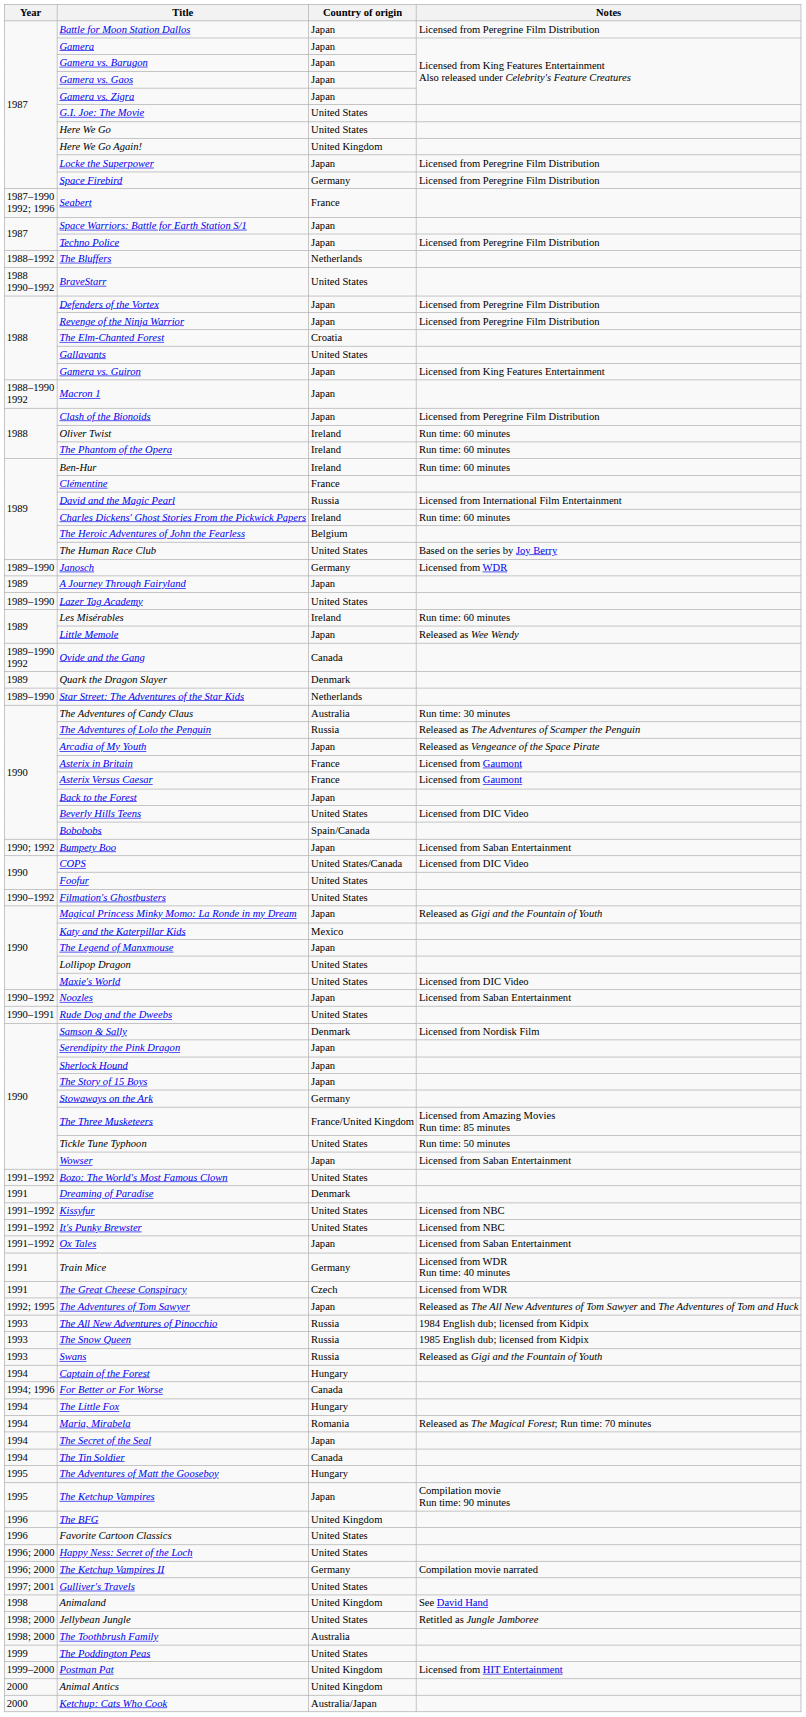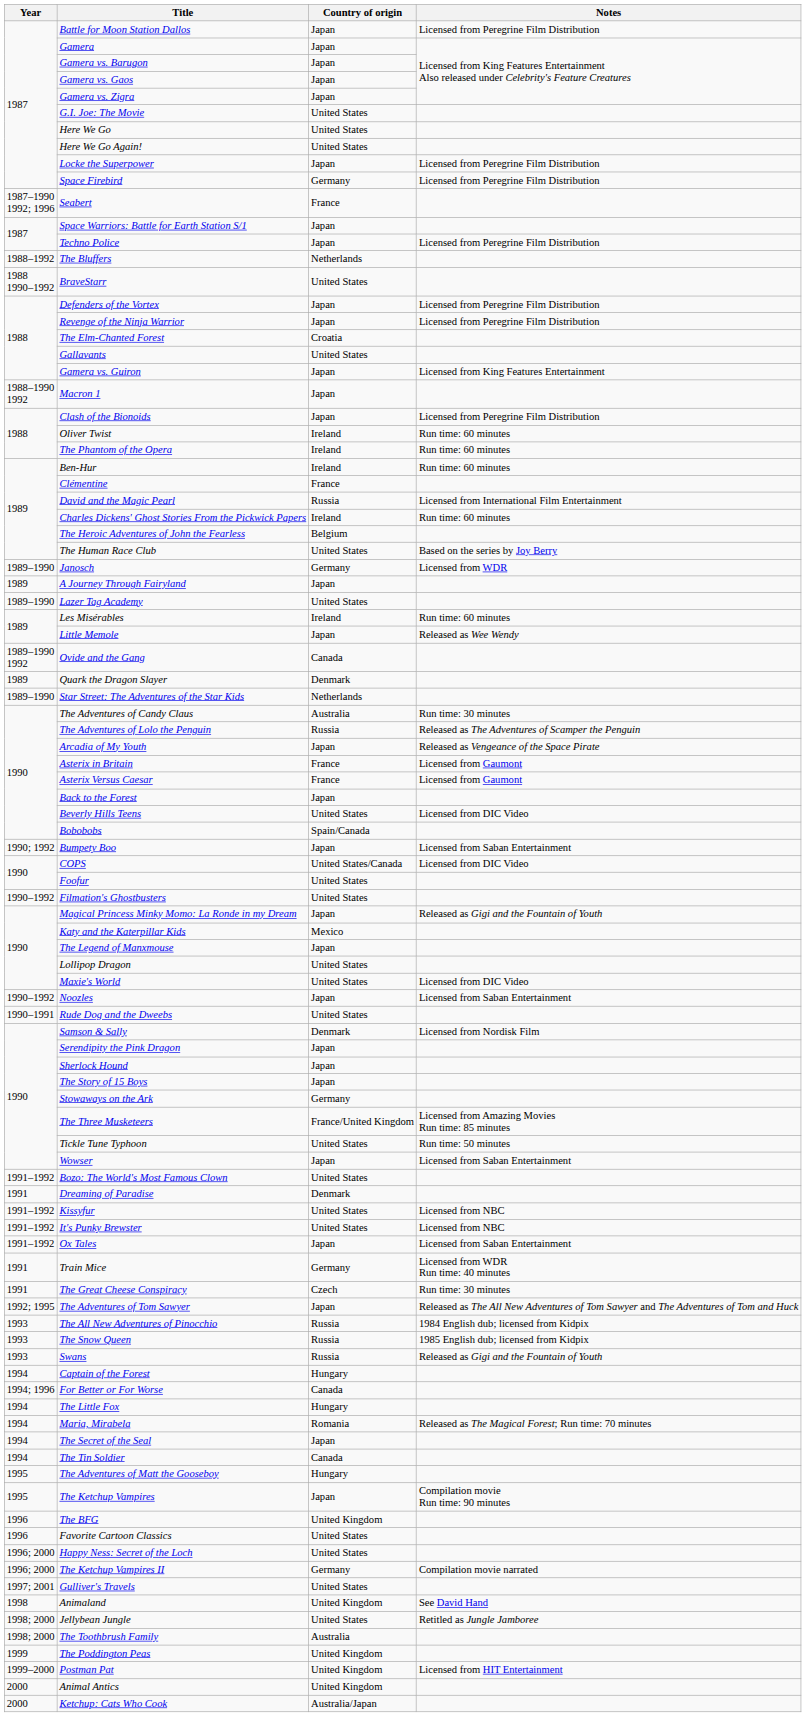(347, 146) United Kingdom -> (339, 146) United States
(463, 1289) Licensed from WDR -> (464, 1289) Run time: 30 minutes
(339, 1653) United States -> (347, 1653) United Kingdom
